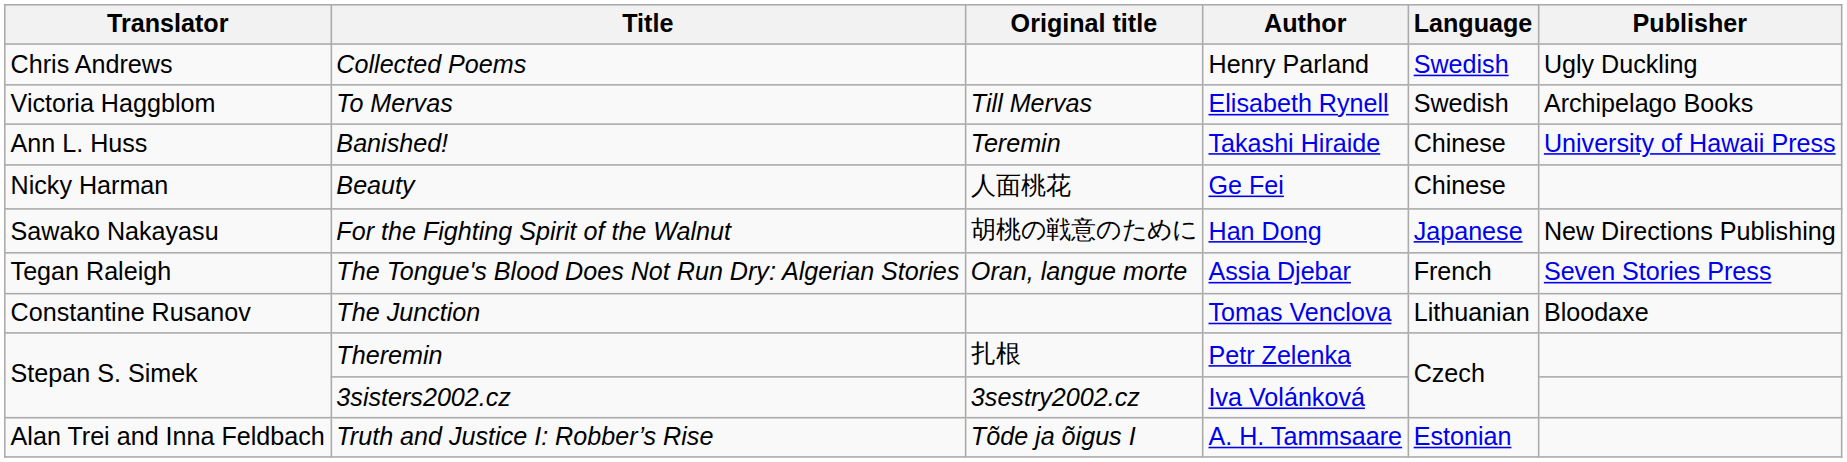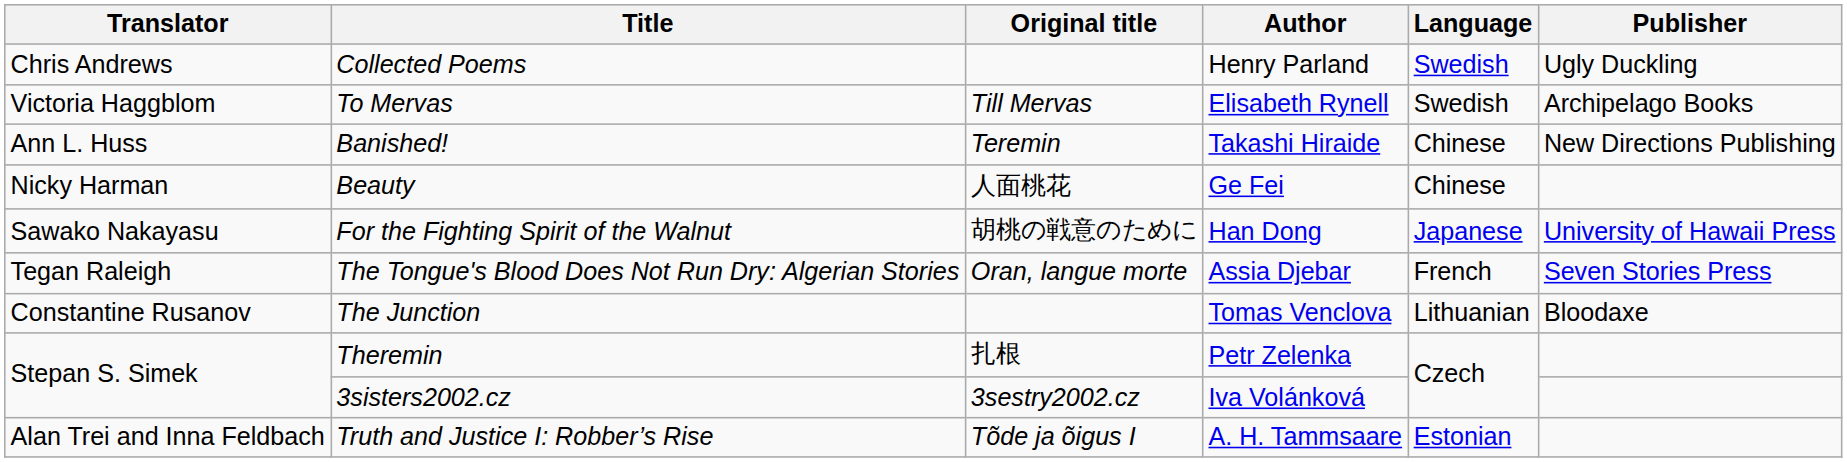(1690, 143) University of Hawaii Press -> (1690, 143) New Directions Publishing
(1690, 230) New Directions Publishing -> (1690, 230) University of Hawaii Press
